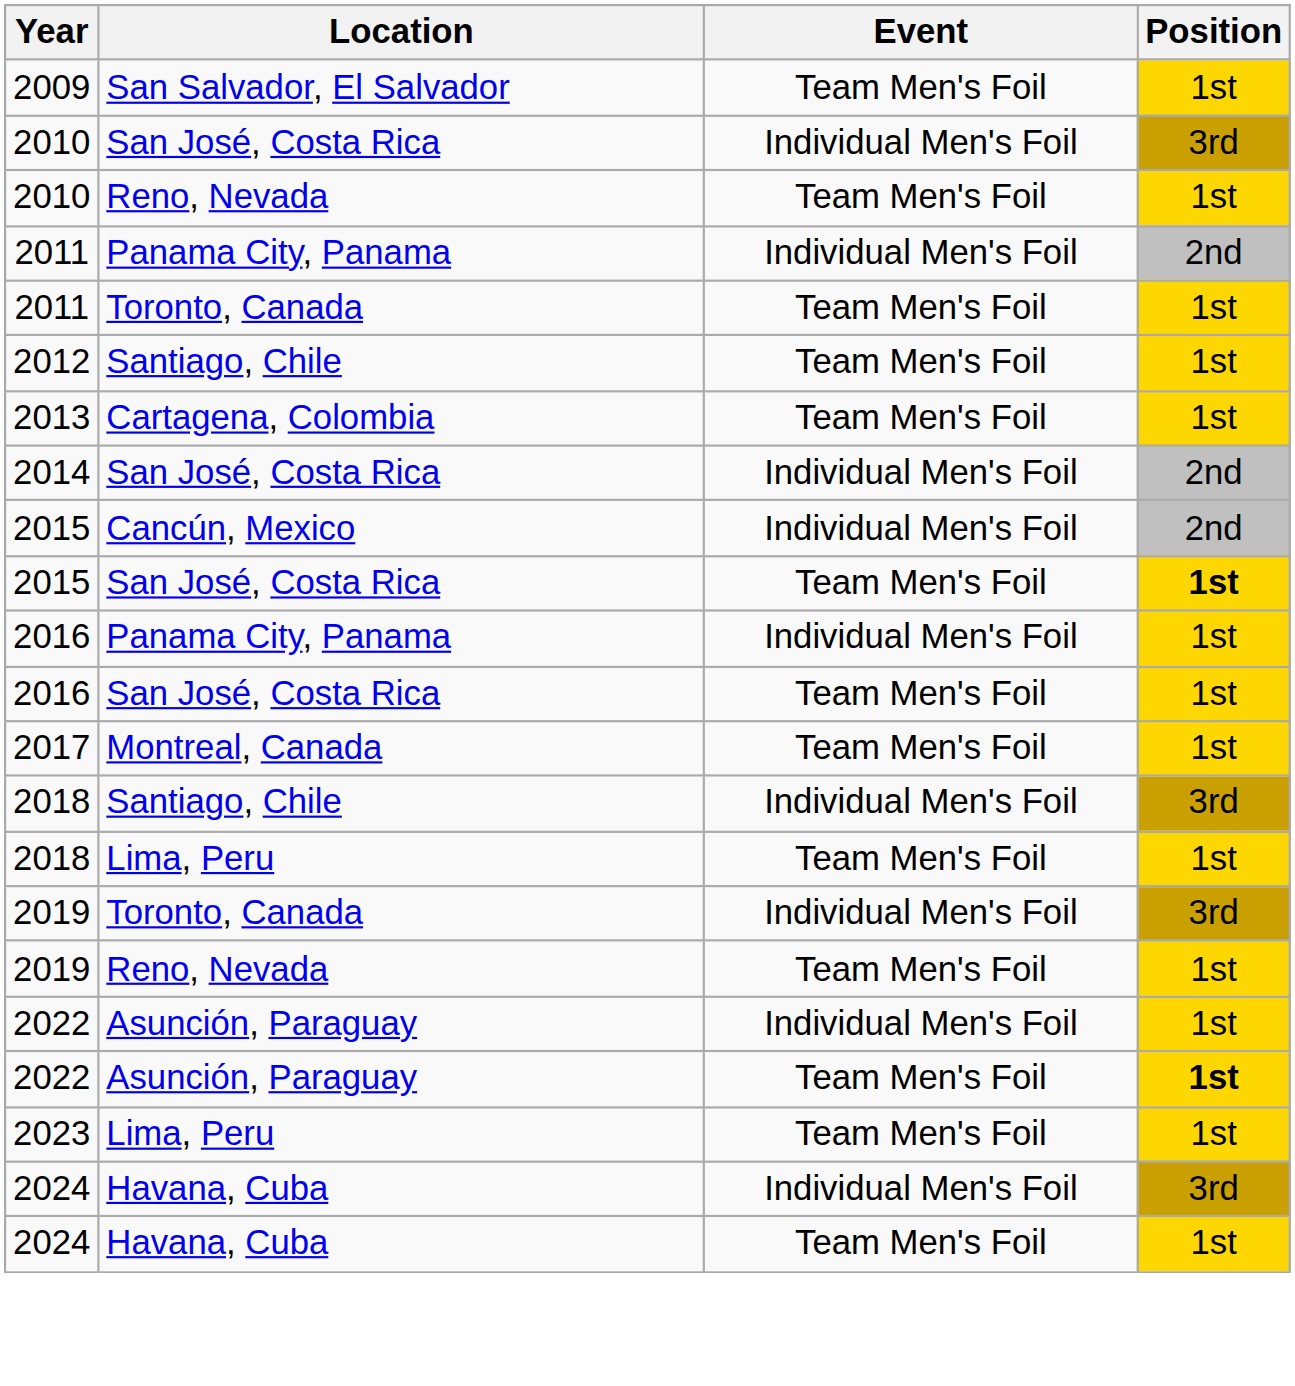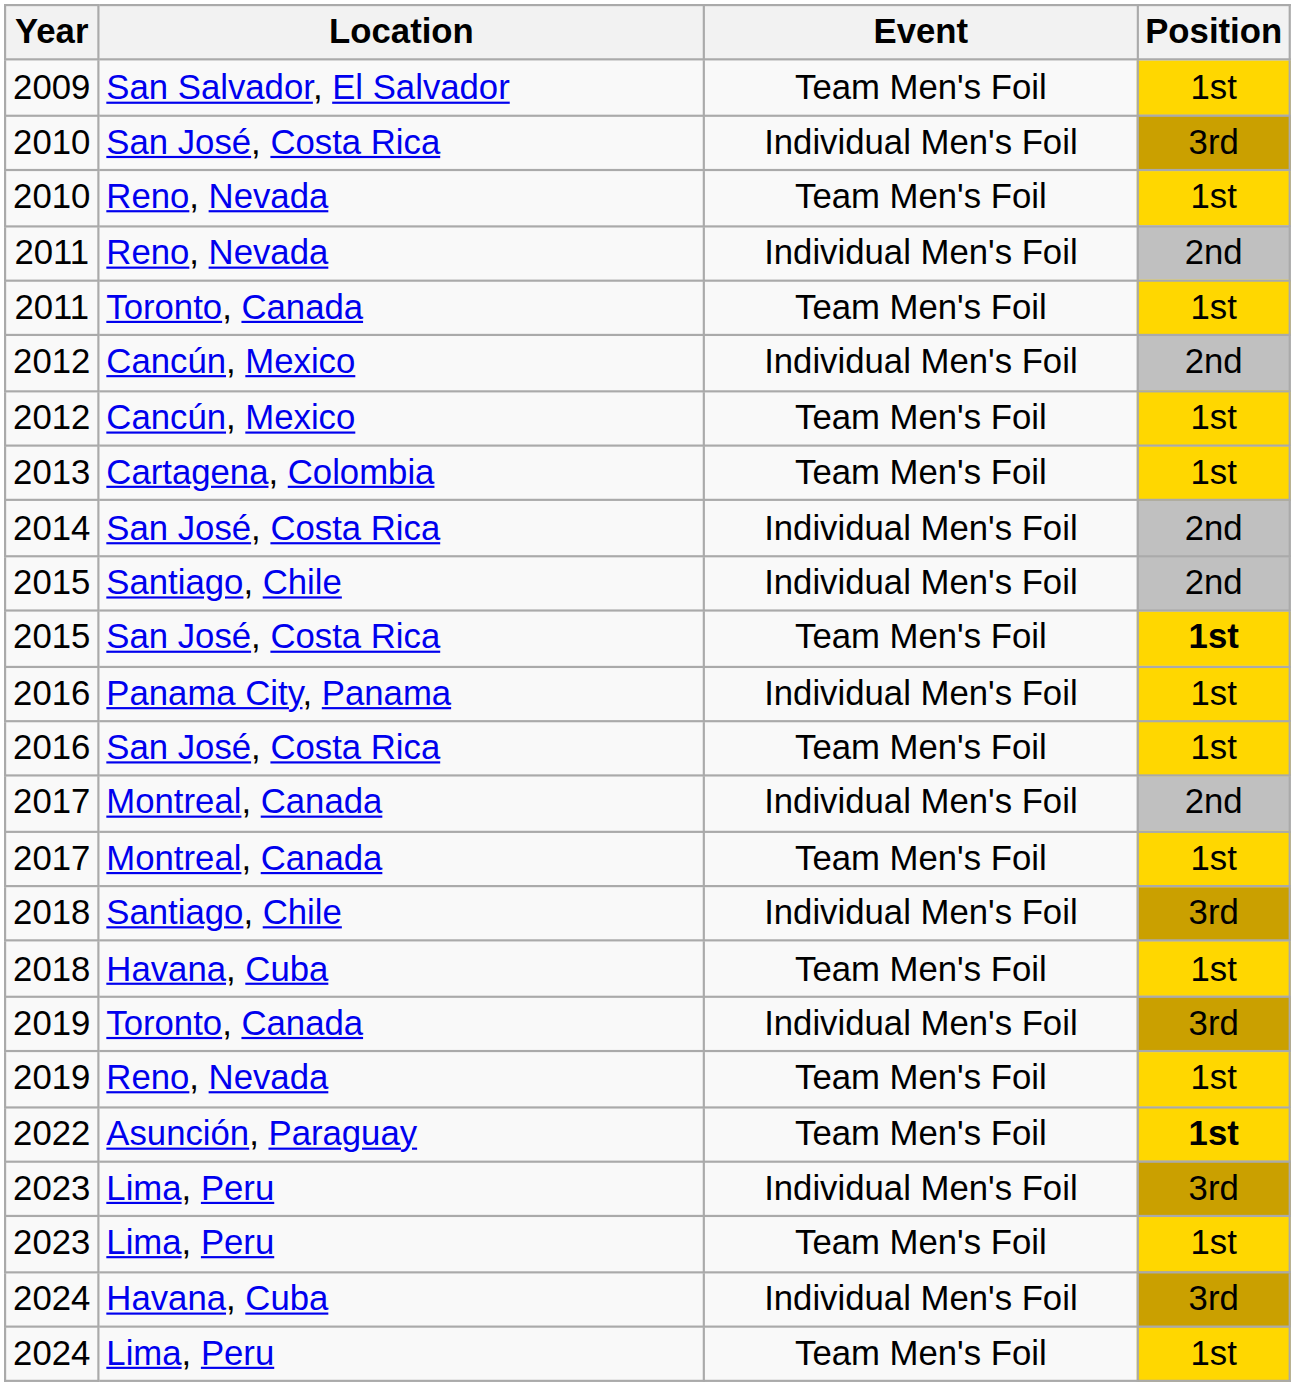(279, 252) Panama City, Panama -> (217, 252) Reno, Nevada
+ row: (52, 362)
(224, 362) Santiago, Chile -> (231, 417) Cancún, Mexico
(231, 527) Cancún, Mexico -> (224, 582) Santiago, Chile
+ row: (52, 802)
(190, 857) Lima, Peru -> (217, 968) Havana, Cuba
- row: (52, 1023)
+ row: (52, 1188)
(217, 1243) Havana, Cuba -> (190, 1353) Lima, Peru
